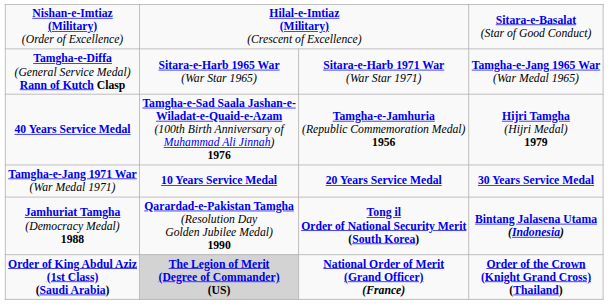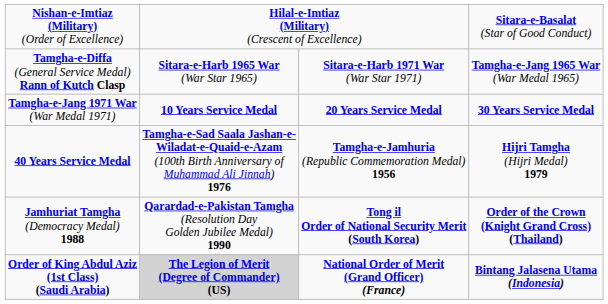rows swapped: (73, 181) <-> (73, 129)
(536, 225) Bintang Jalasena Utama (Indonesia) -> (536, 225) Order of the Crown (Knight Grand Cross) (Thailand)
(536, 277) Order of the Crown (Knight Grand Cross) (Thailand) -> (536, 277) Bintang Jalasena Utama (Indonesia)
